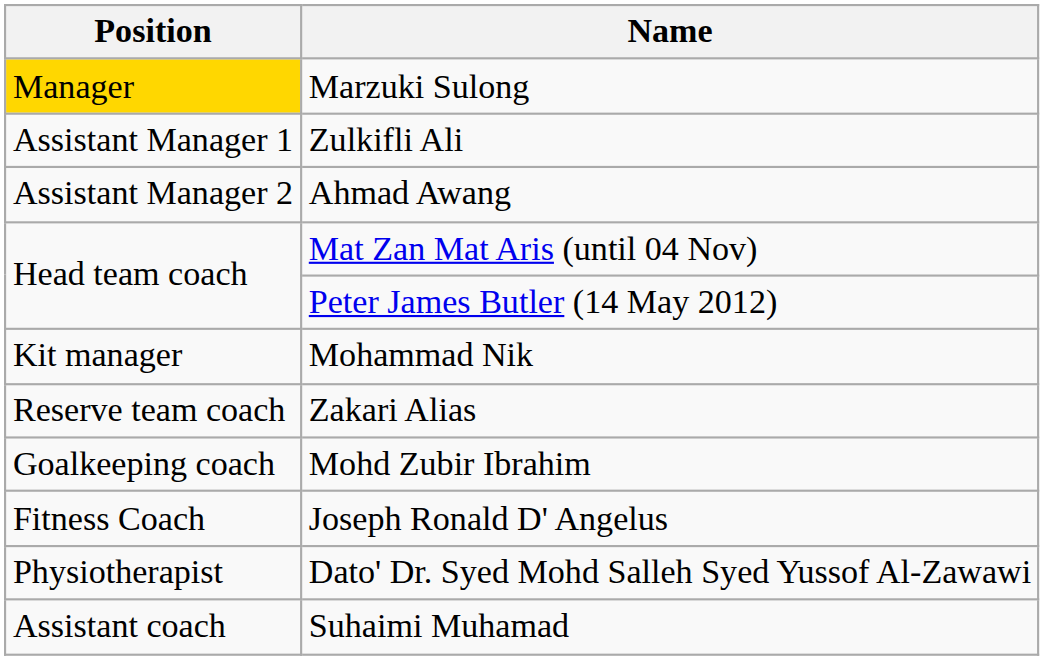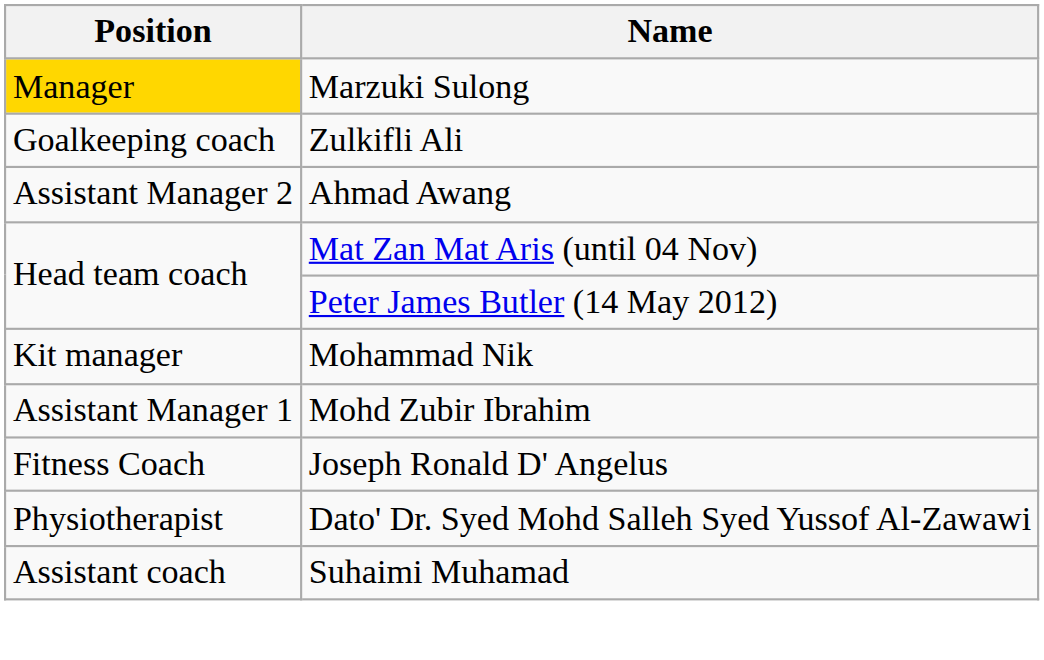(153, 139) Assistant Manager 1 -> (144, 139) Goalkeeping coach
- row: (393, 409)
(144, 463) Goalkeeping coach -> (153, 409) Assistant Manager 1
